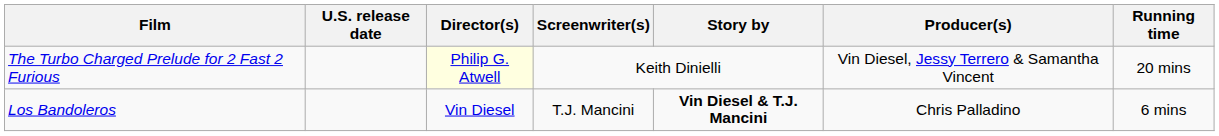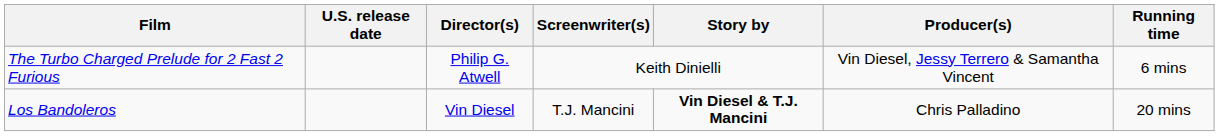(480, 67) lightyellow background -> (480, 67) no background
(1164, 67) 20 mins -> (1164, 67) 6 mins
(1164, 109) 6 mins -> (1164, 109) 20 mins
